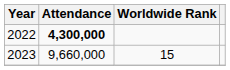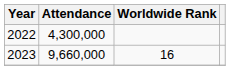(77, 34) bold -> (77, 34) normal
(167, 55) 15 -> (167, 55) 16
